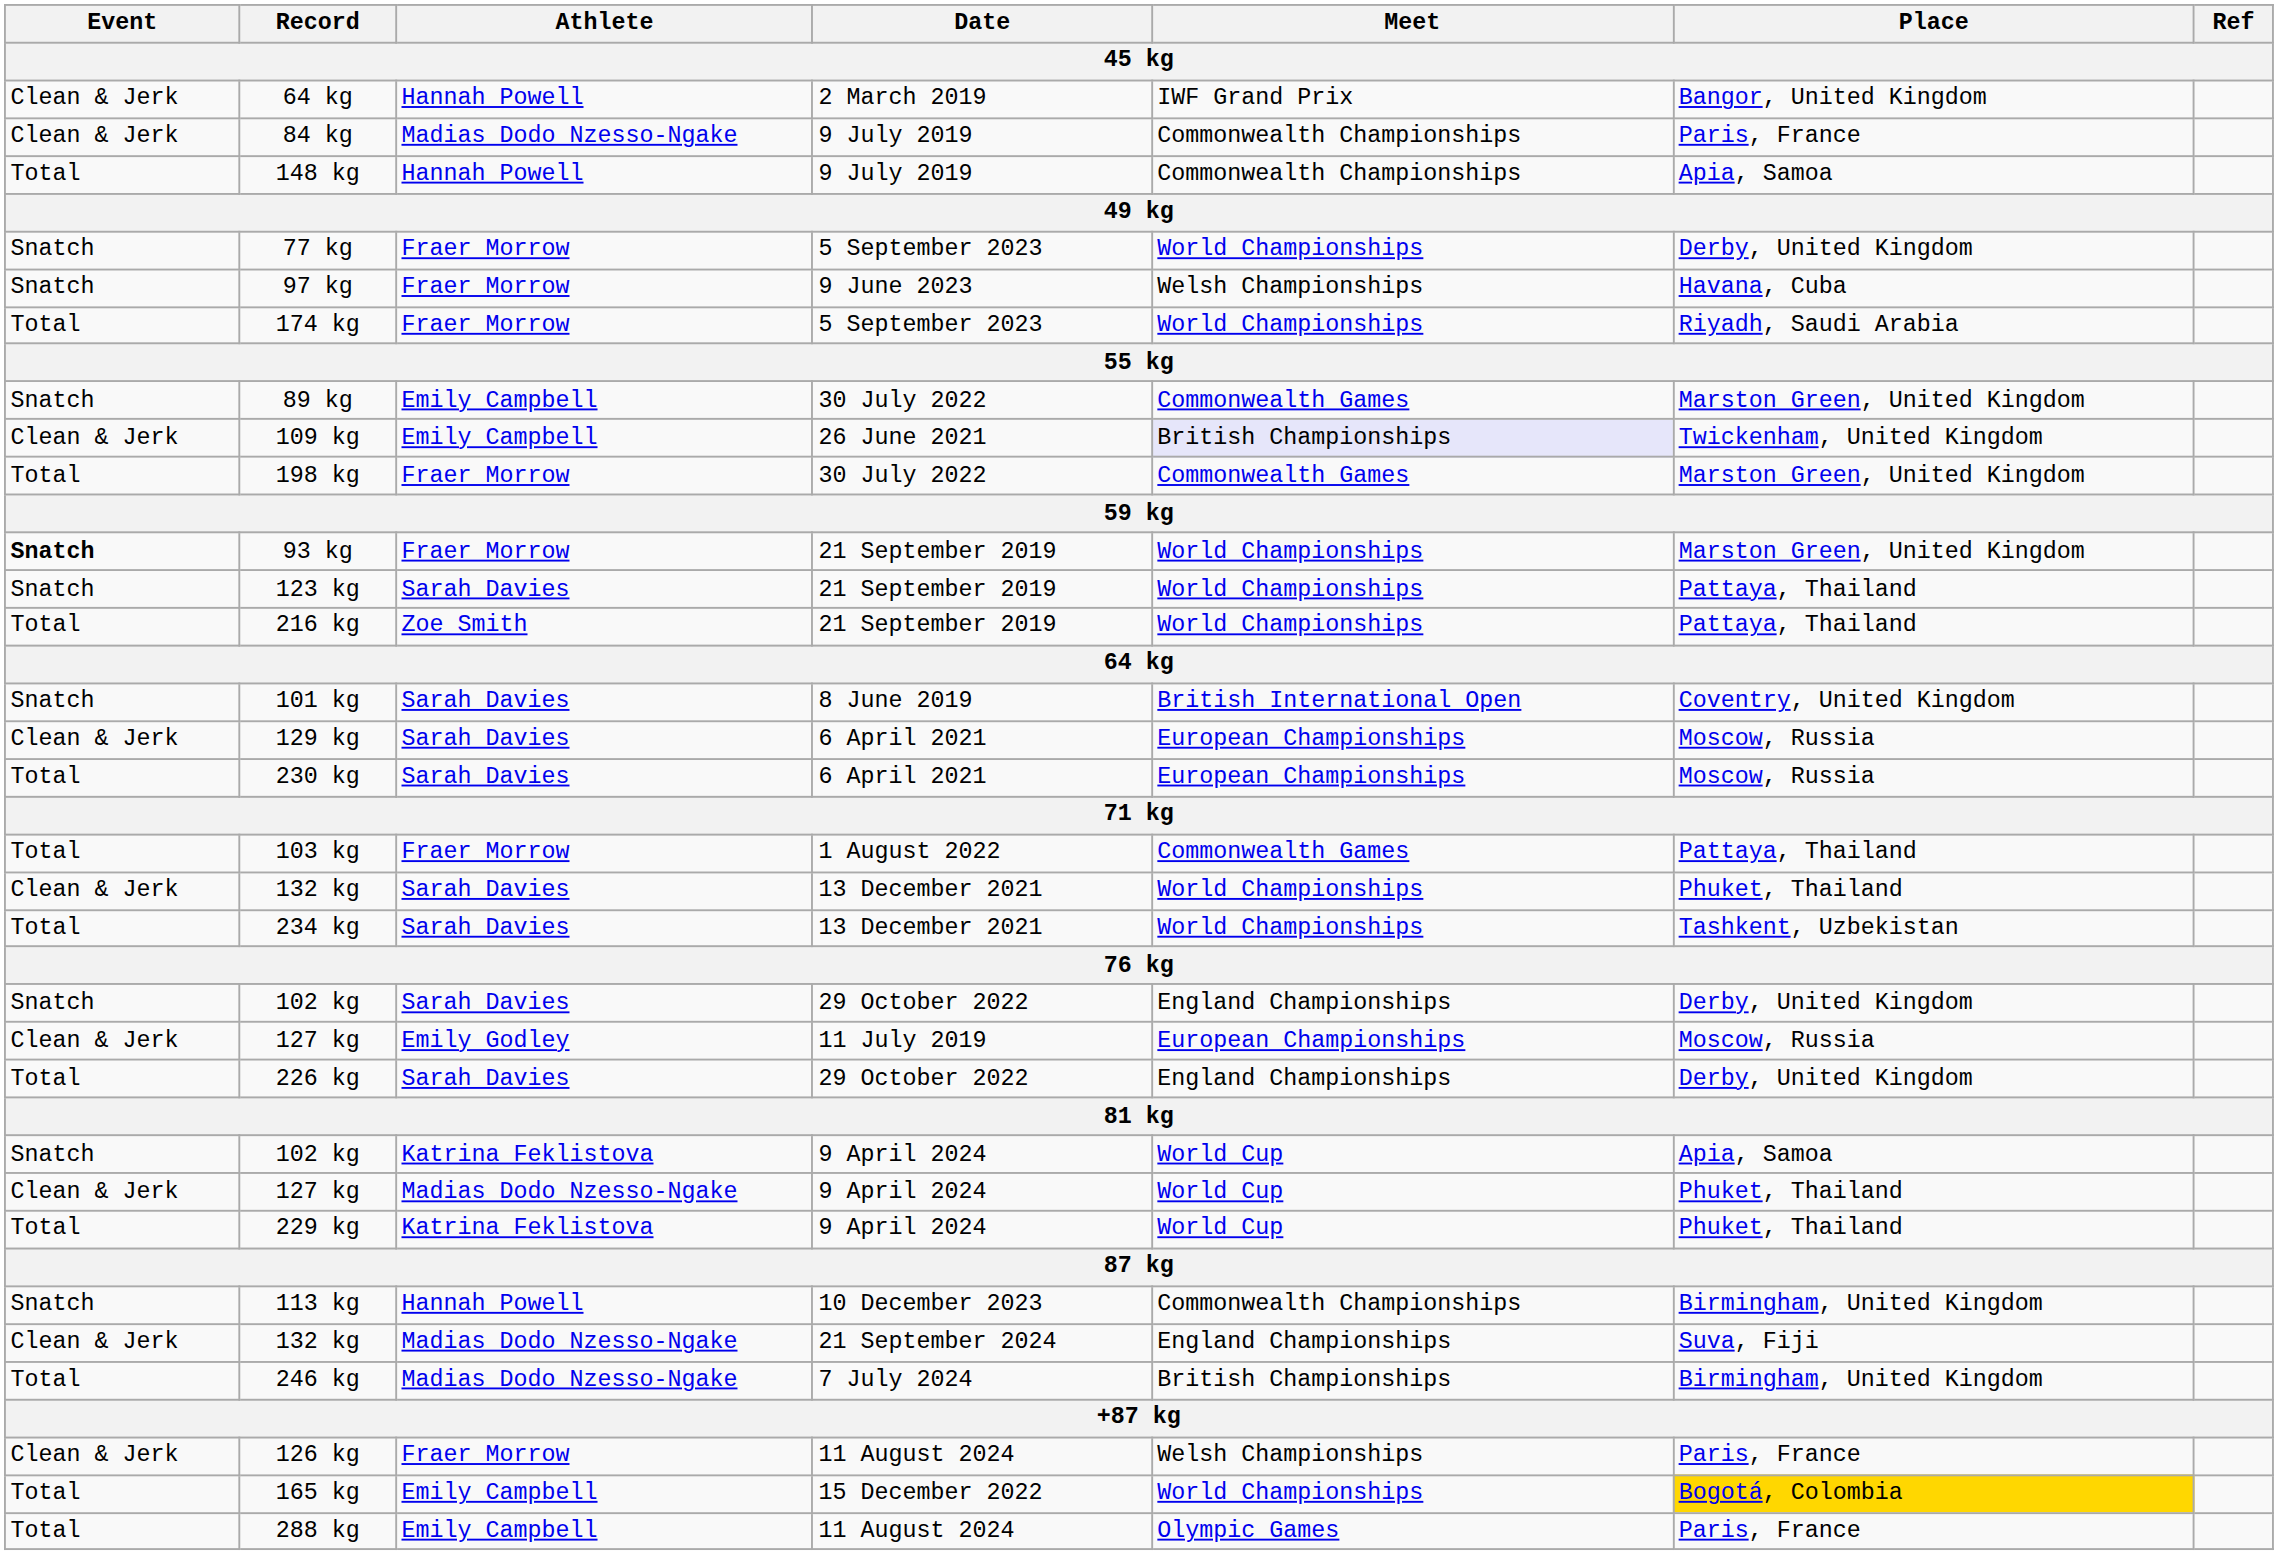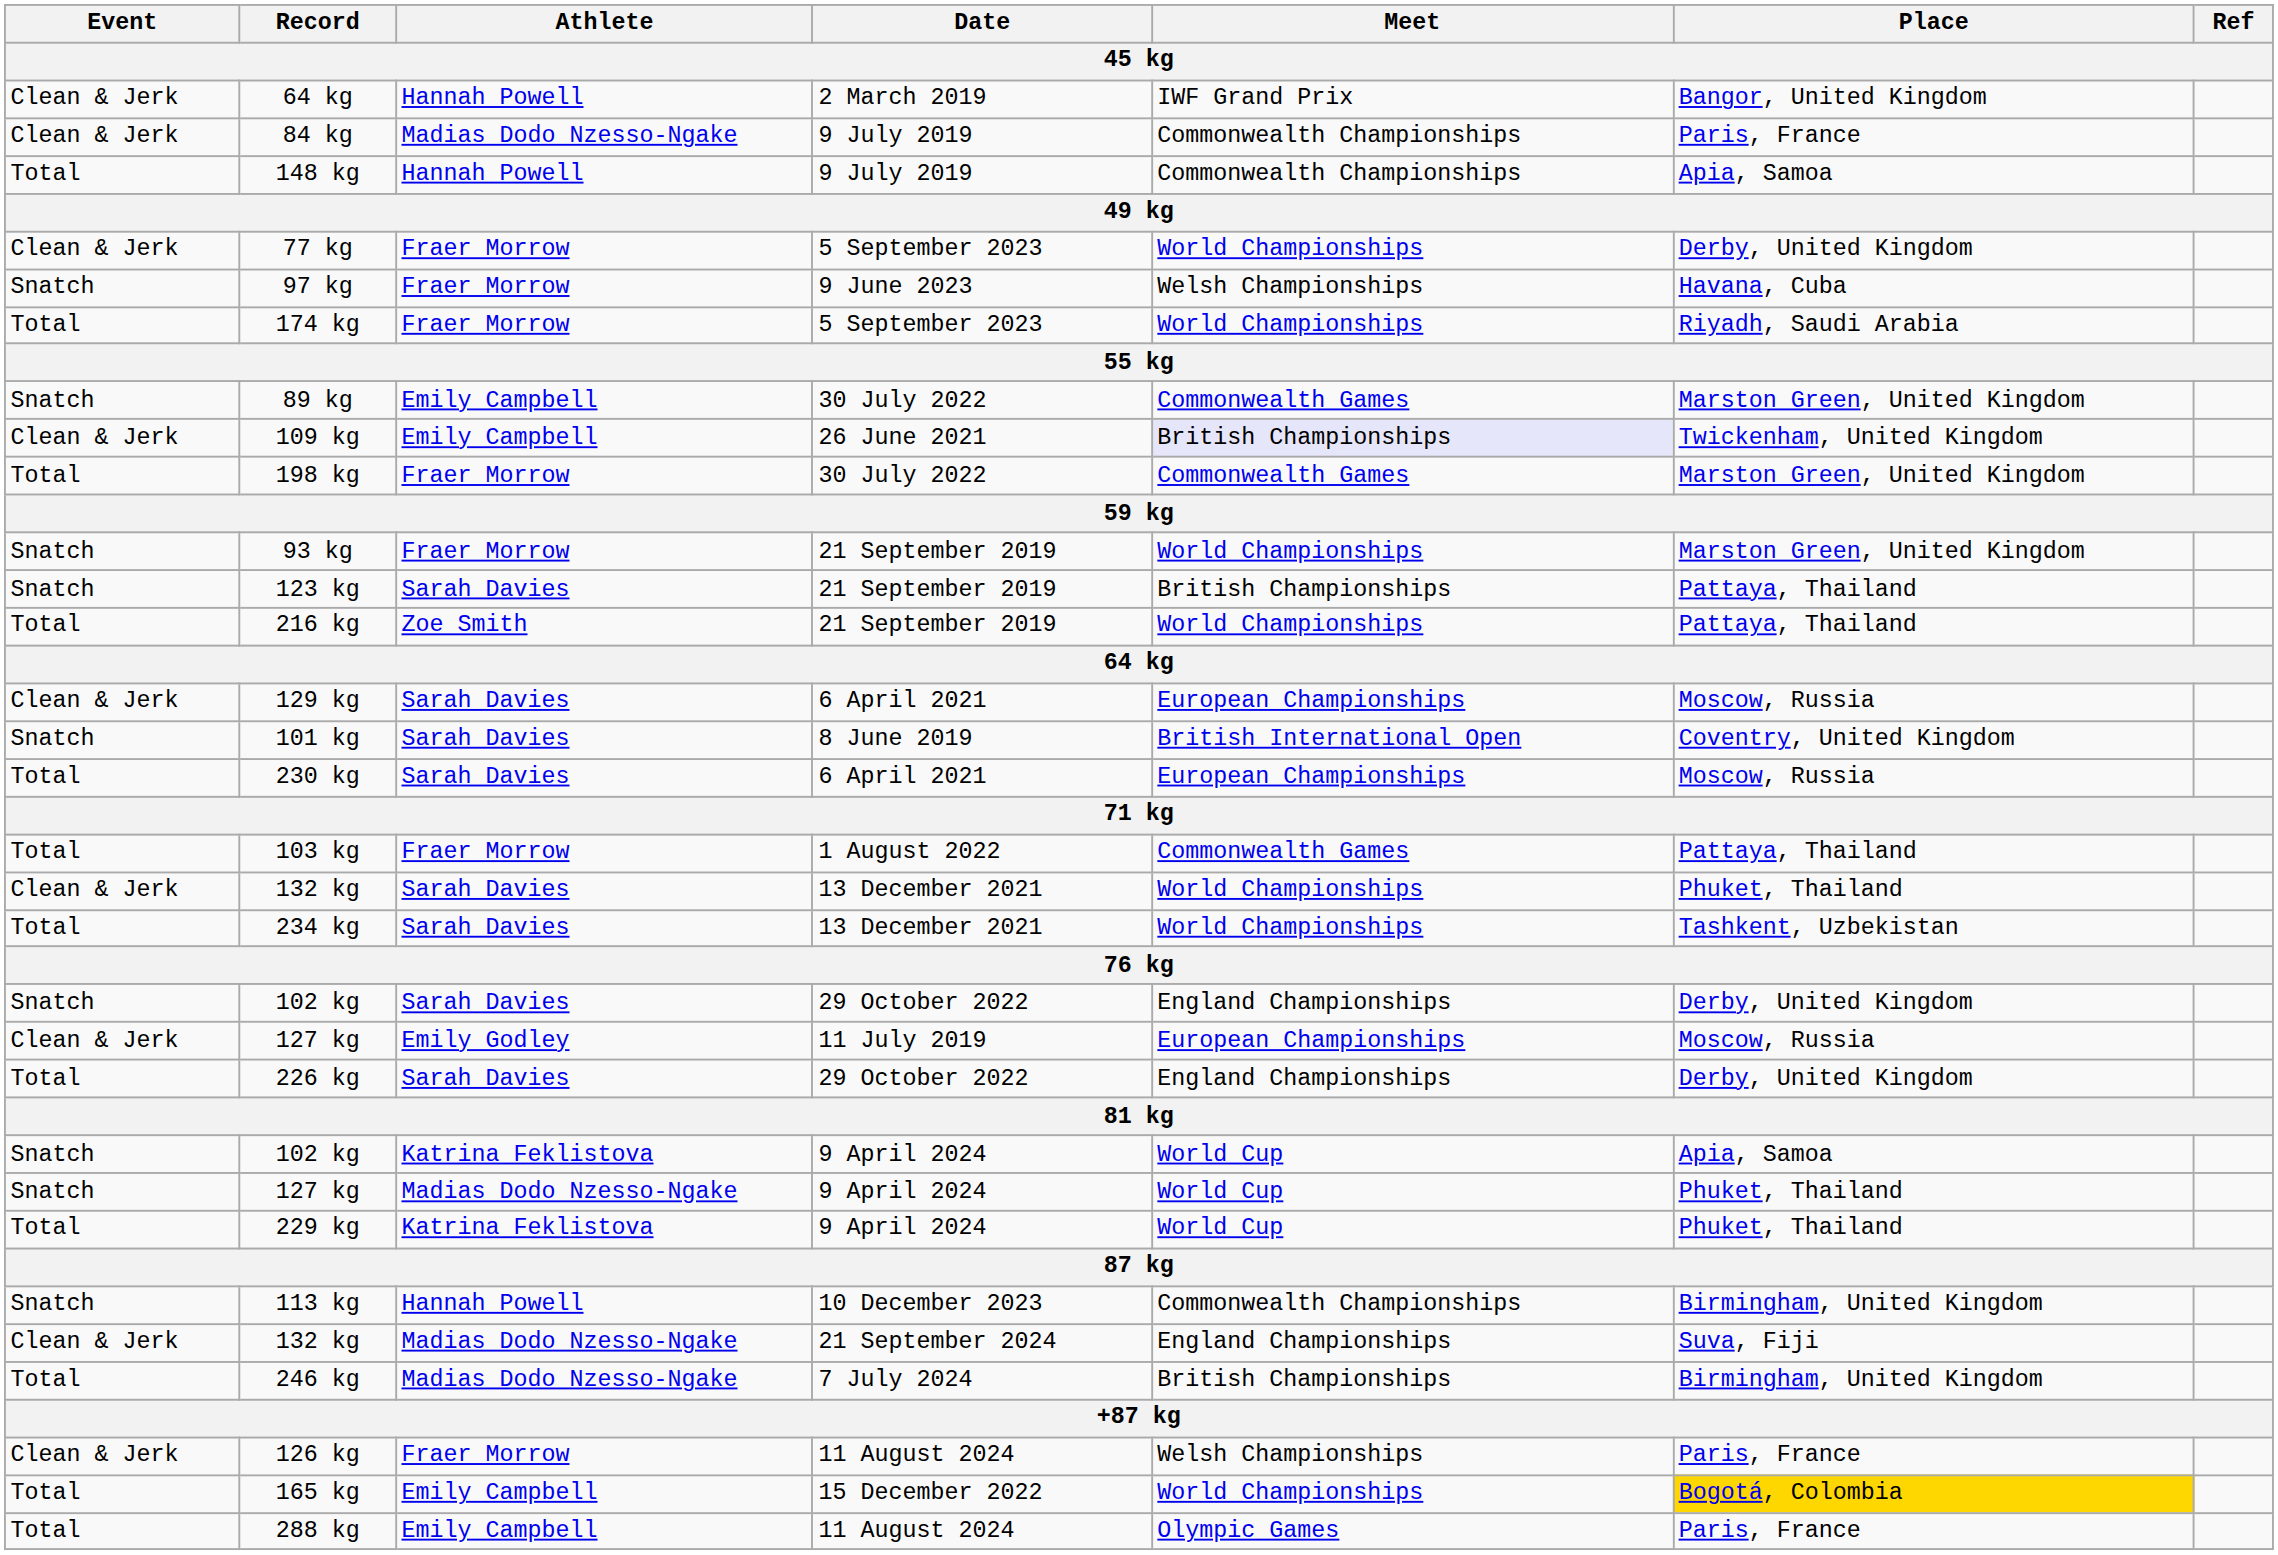(53, 250) Snatch -> (95, 250) Clean & Jerk
(53, 552) bold -> (53, 552) normal
(1290, 589) World Championships -> (1304, 589) British Championships
rows swapped: (318, 702) <-> (318, 740)
(95, 1192) Clean & Jerk -> (53, 1192) Snatch
